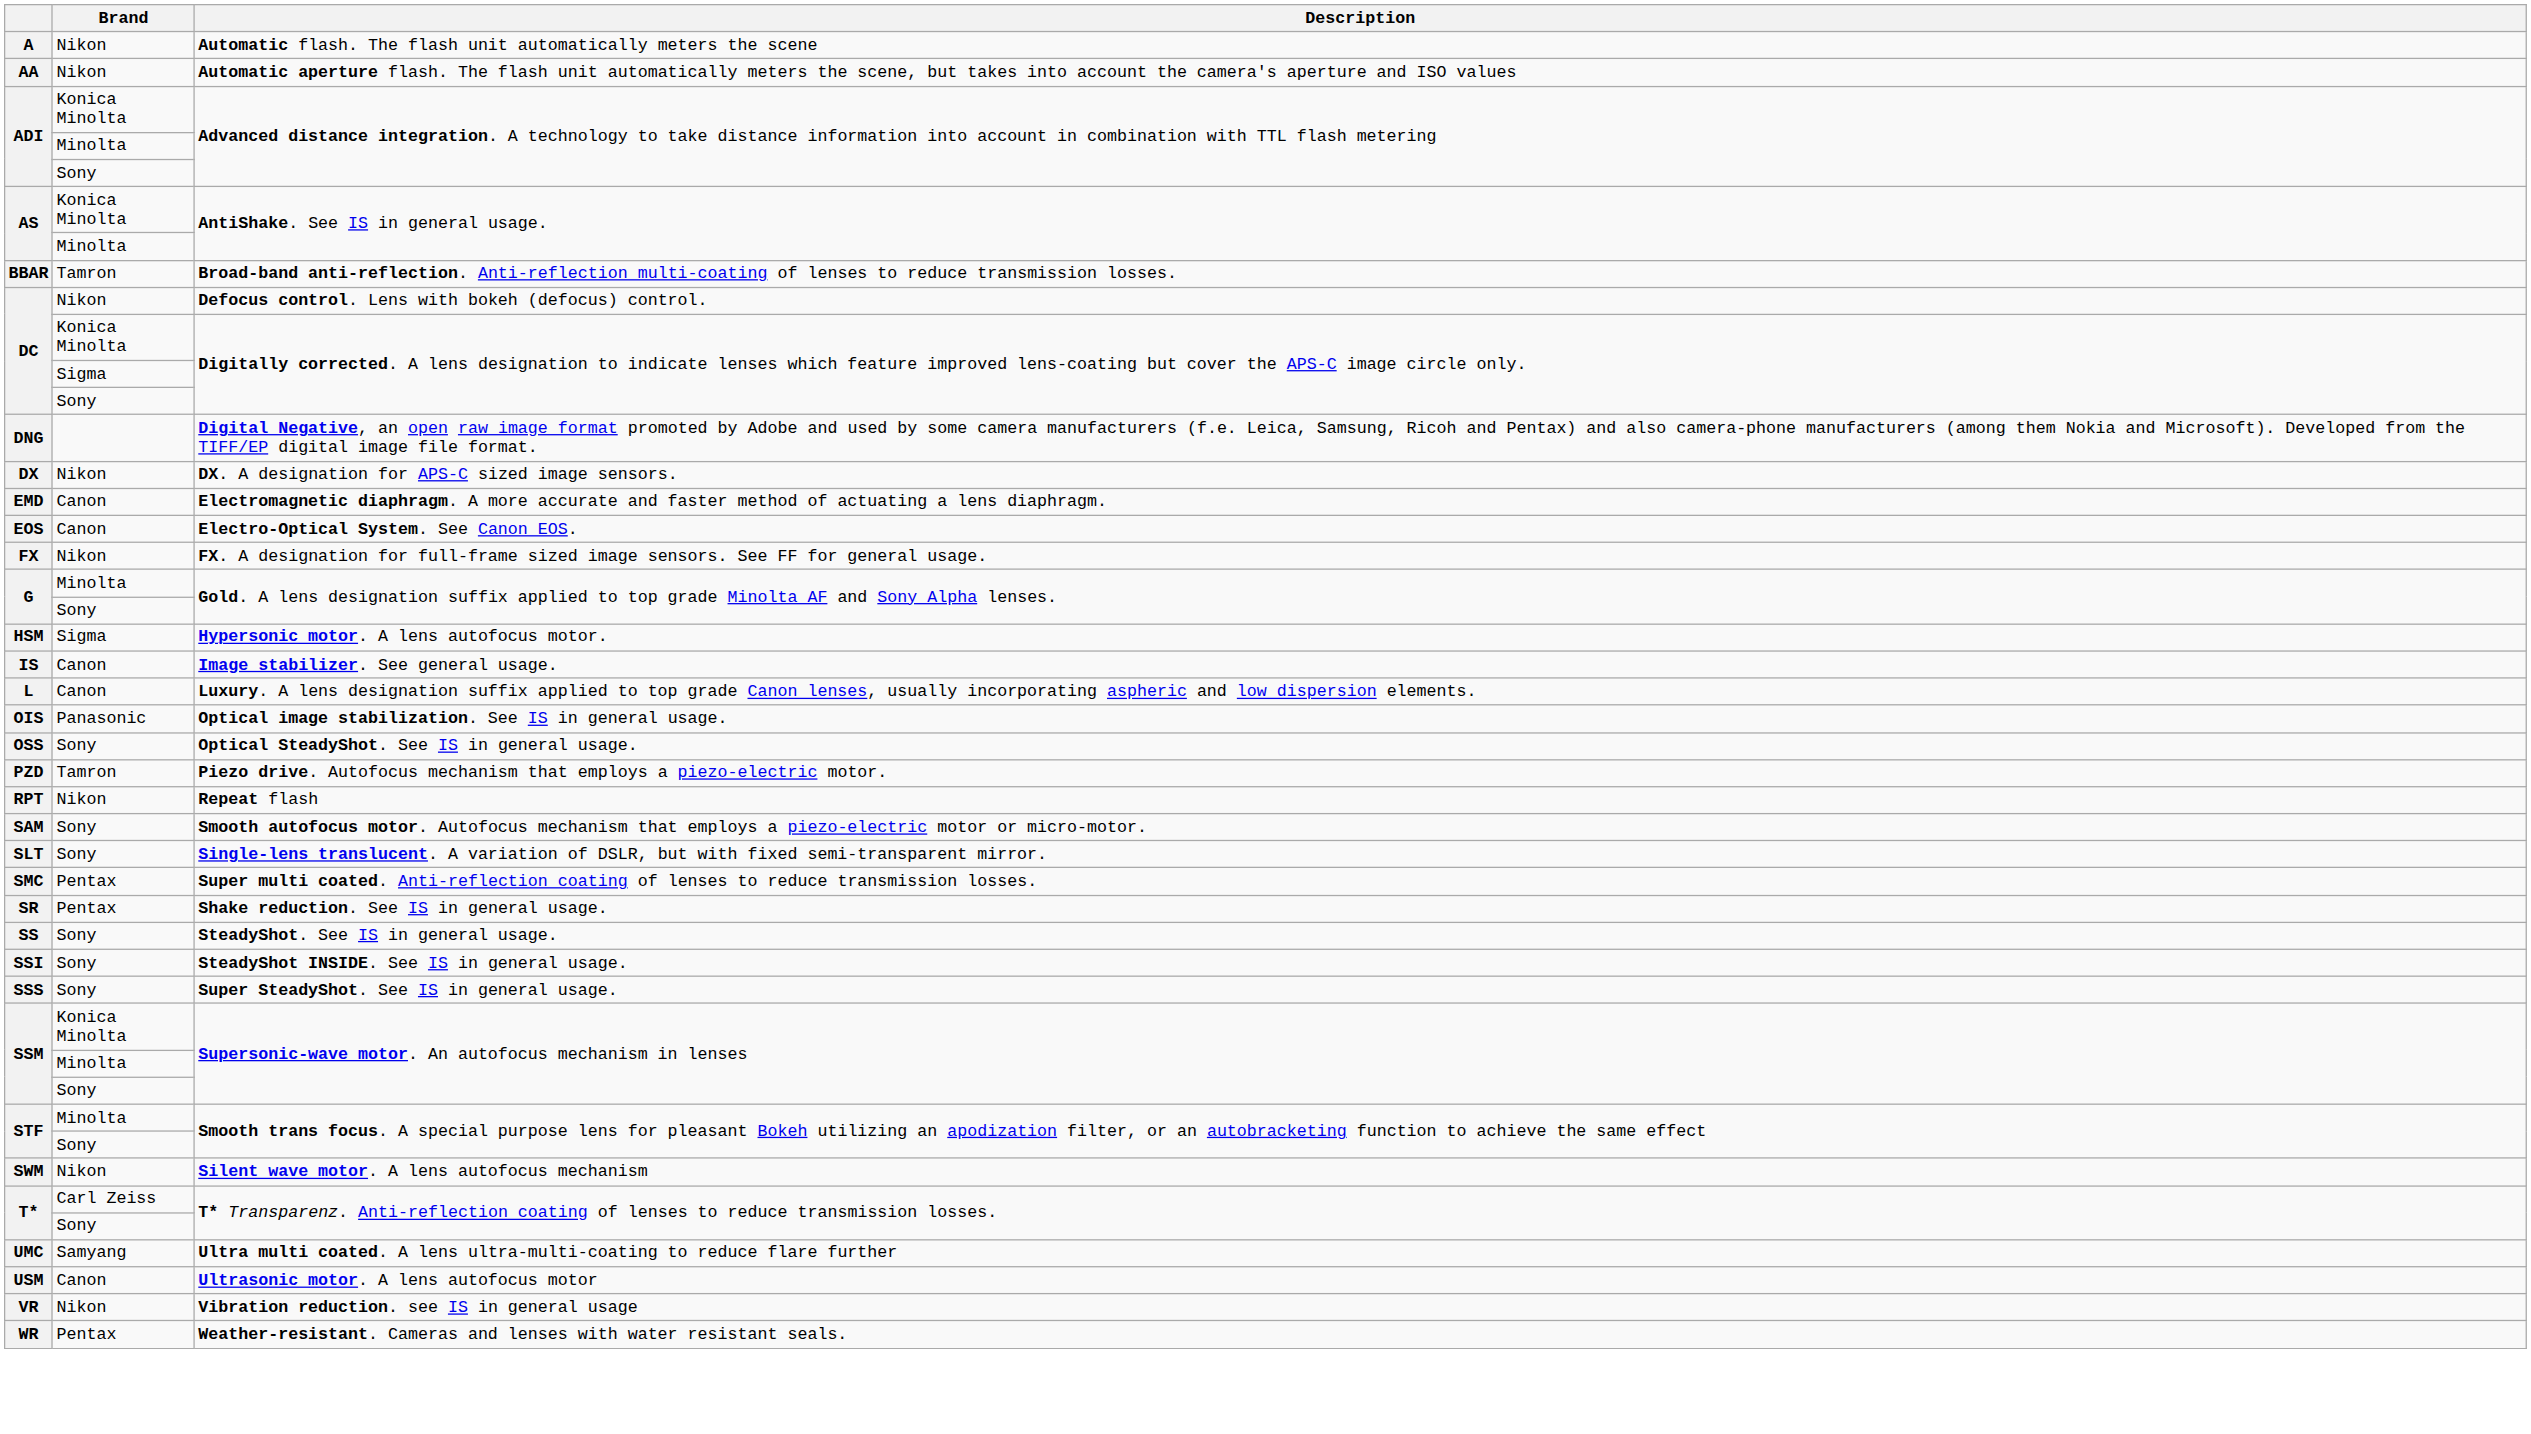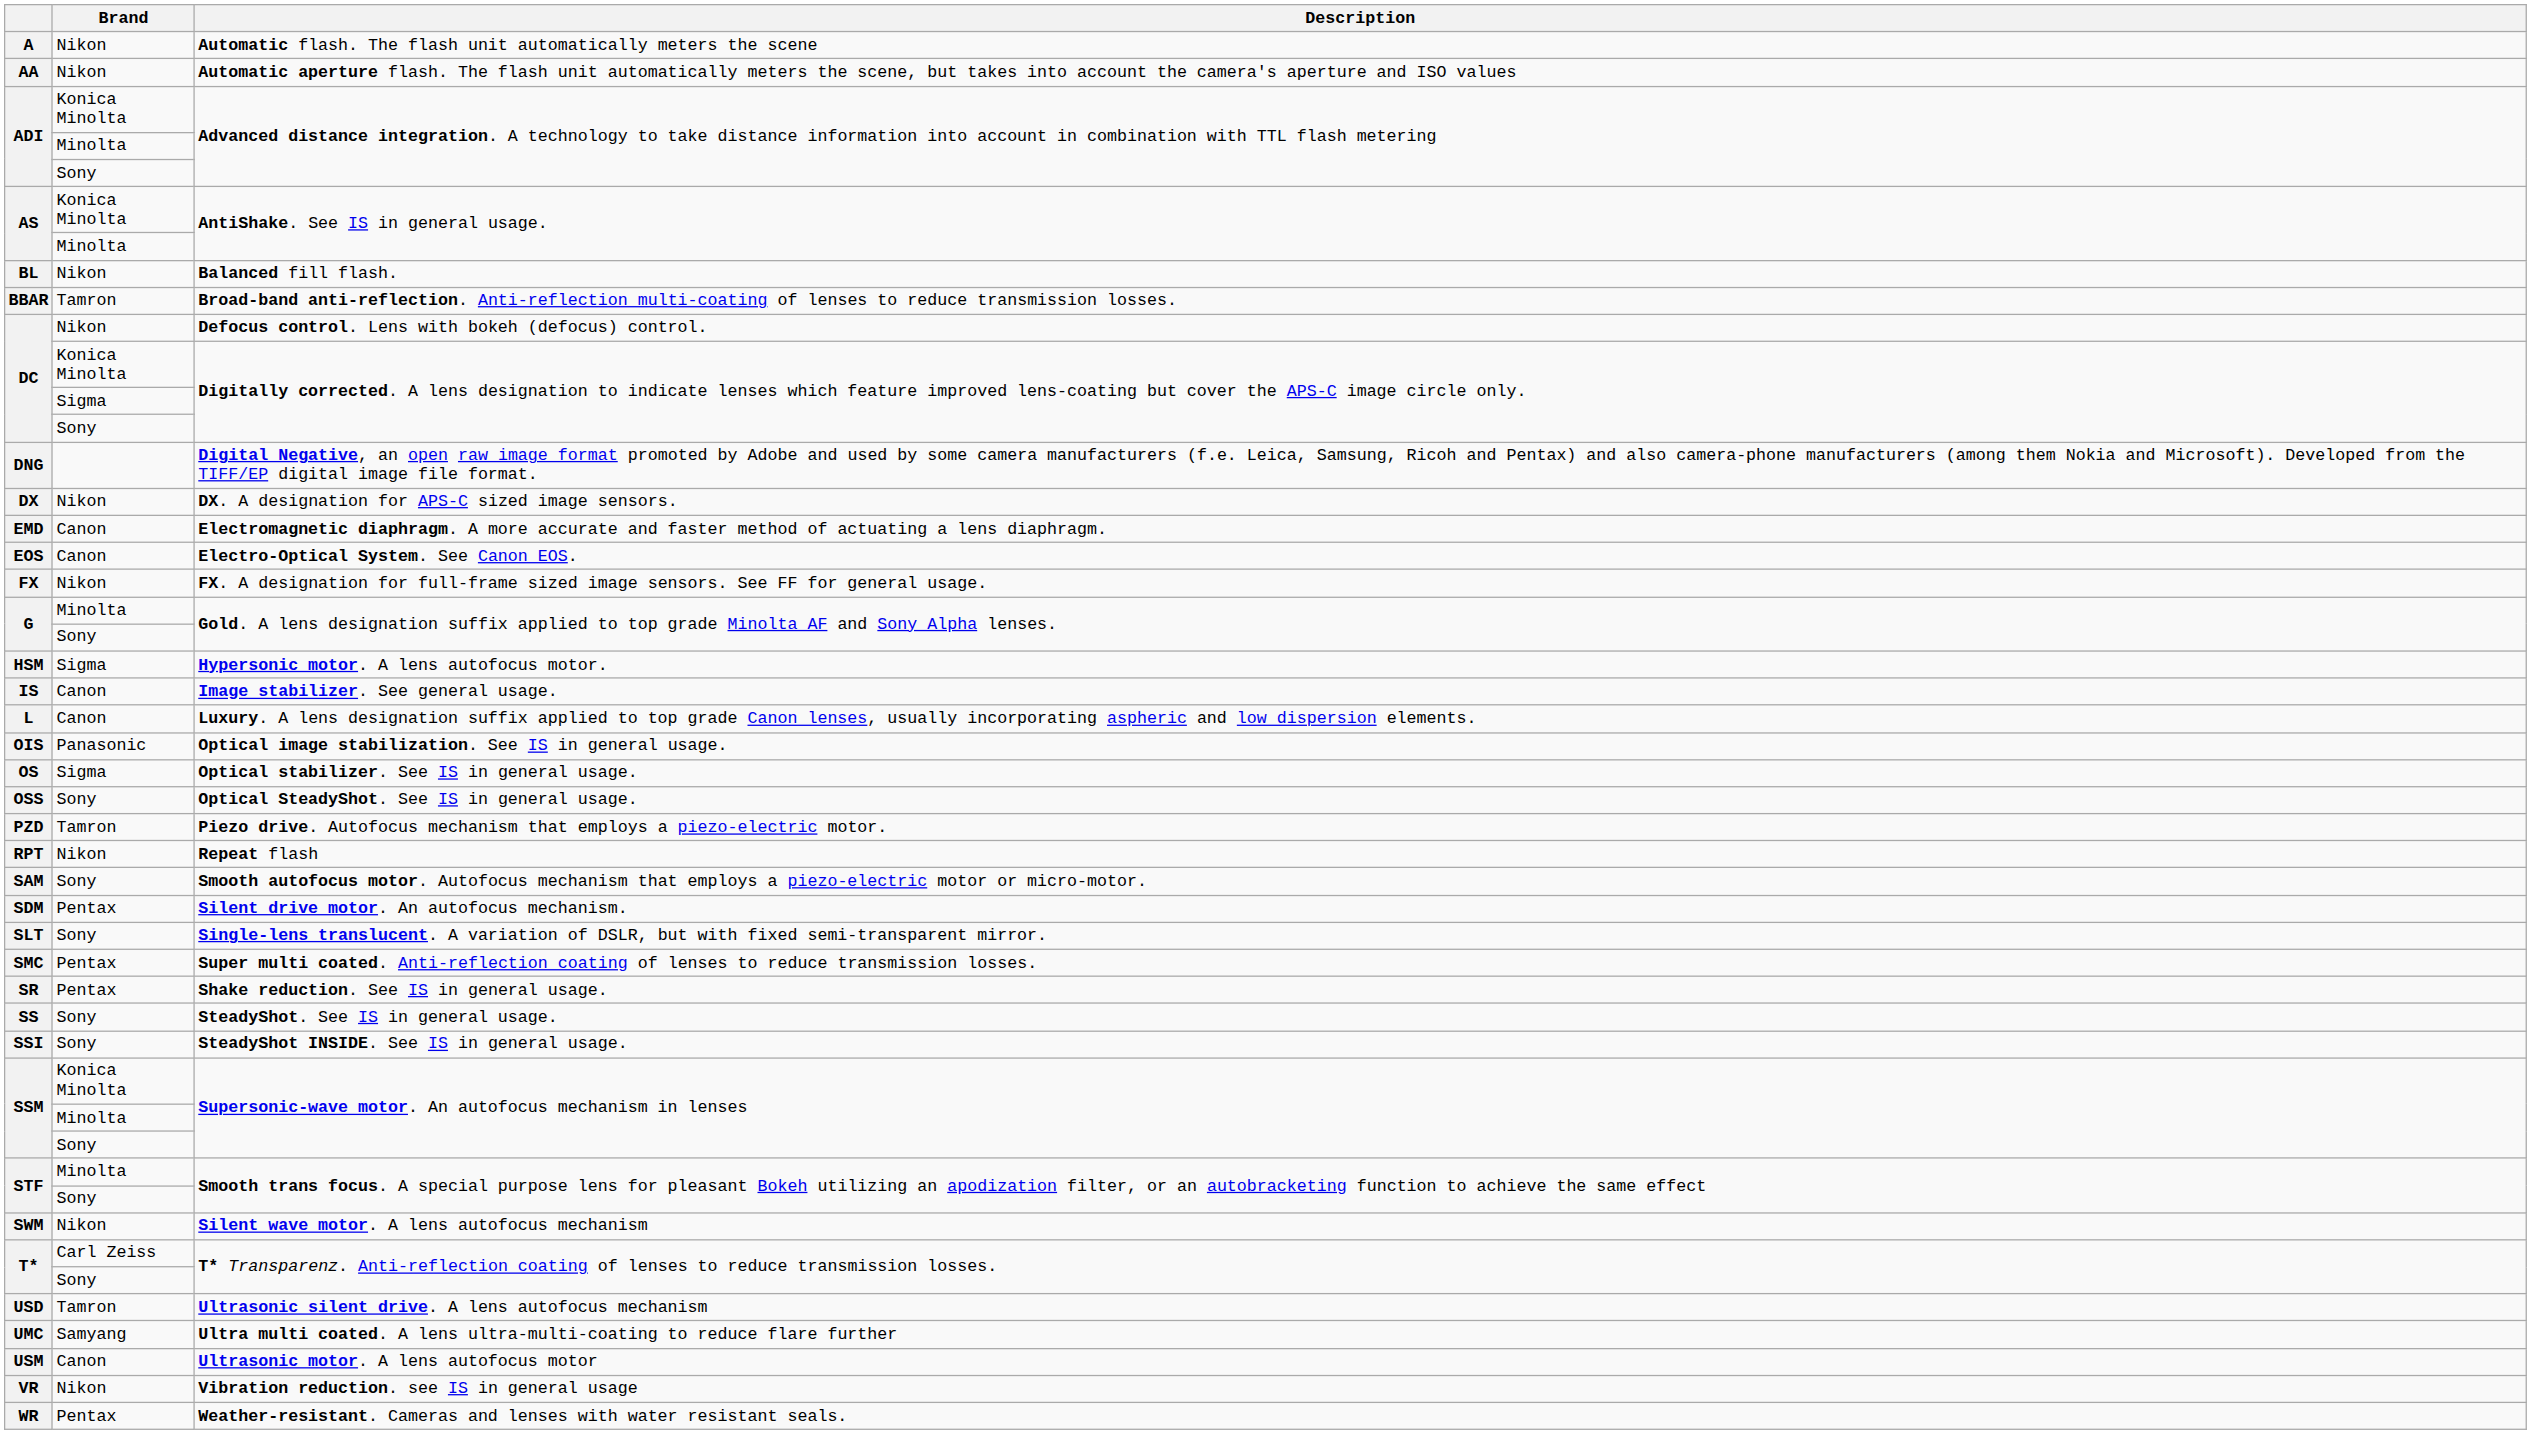+ row: (81, 274)
+ row: (81, 773)
+ row: (86, 909)
- row: (76, 990)
+ row: (86, 1307)
